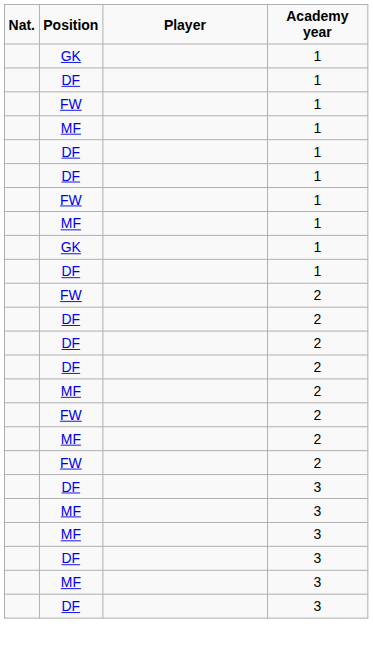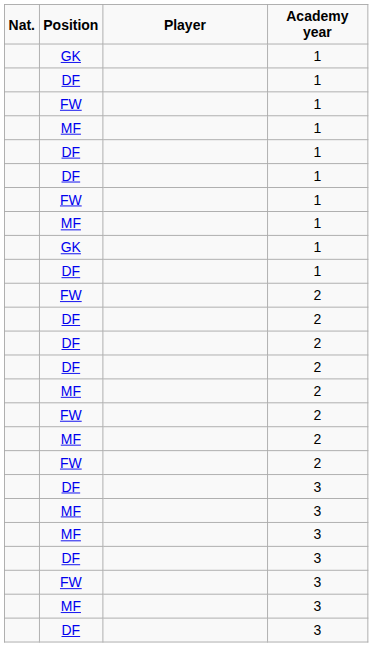+ row: (71, 582)
